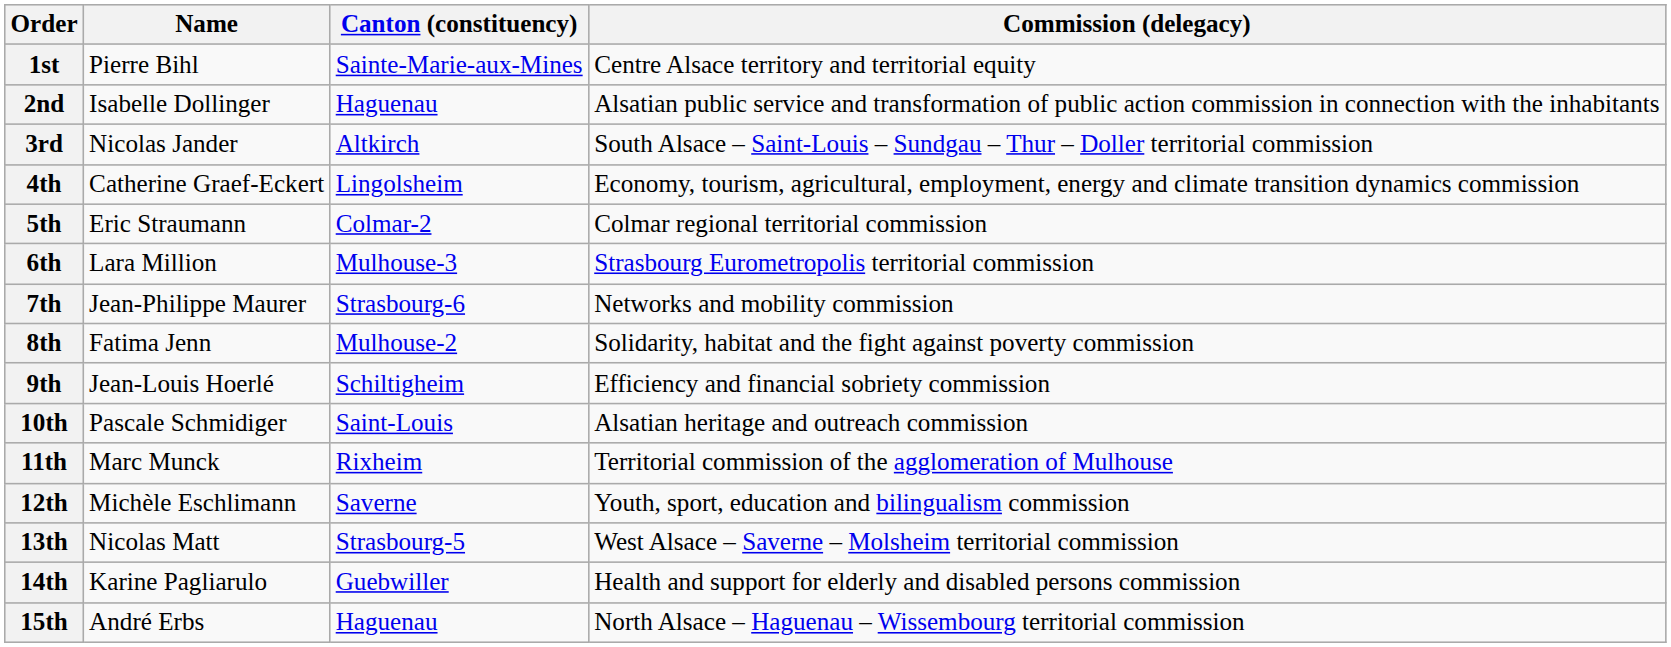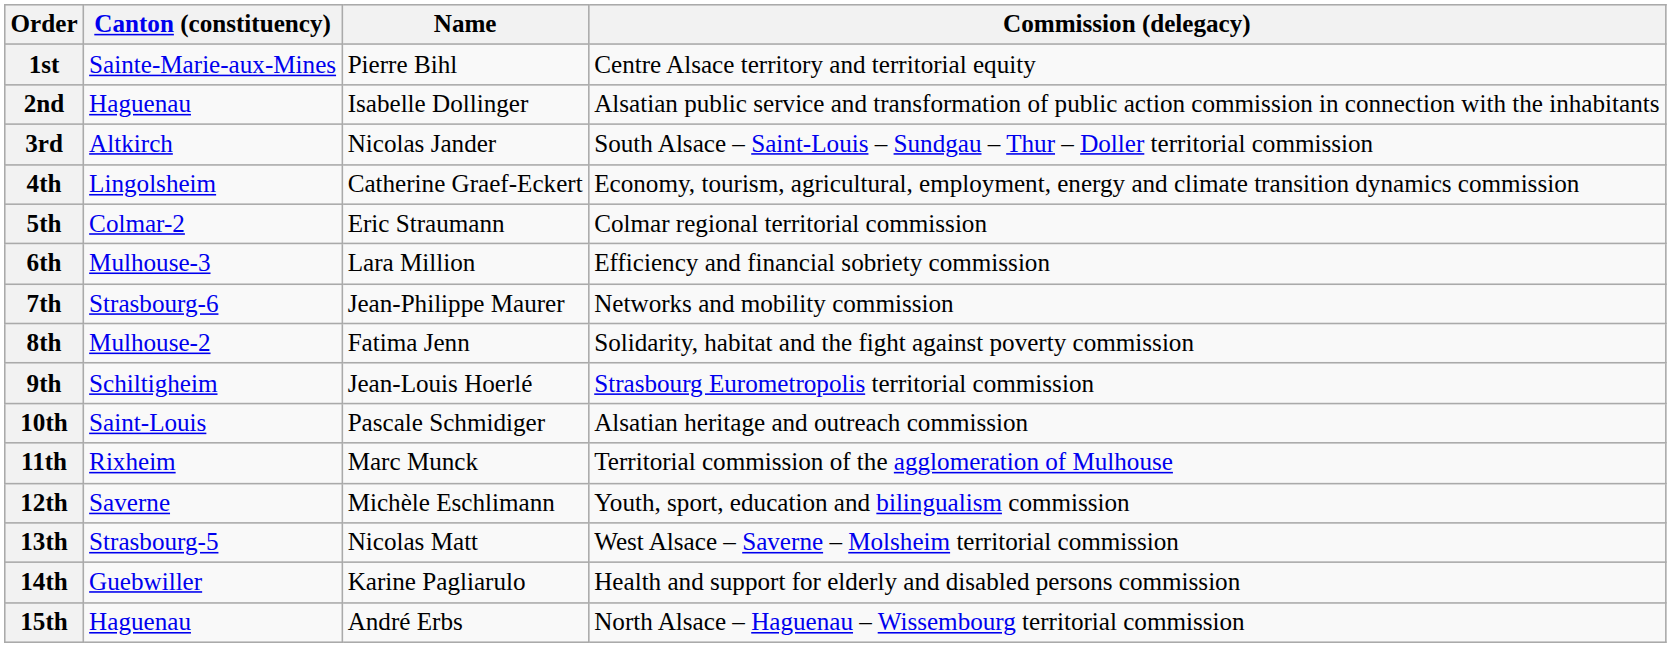columns swapped: (207, 24) <-> (459, 24)
(844, 263) Strasbourg Eurometropolis territorial commission -> (822, 263) Efficiency and financial sobriety commission
(822, 382) Efficiency and financial sobriety commission -> (844, 382) Strasbourg Eurometropolis territorial commission
